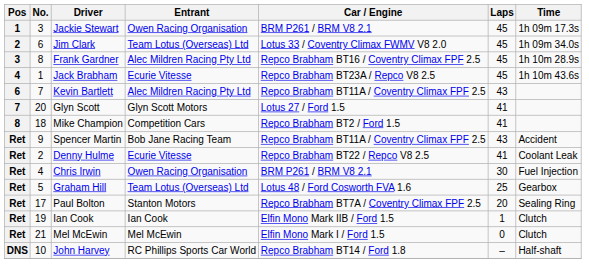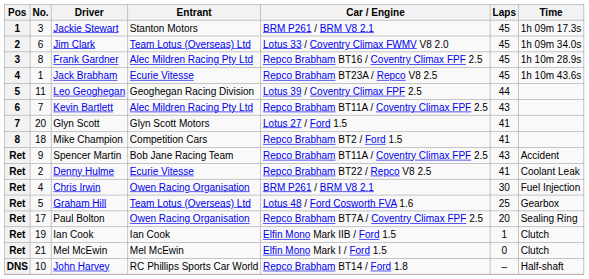(188, 28) Owen Racing Organisation -> (164, 28) Stanton Motors
+ row: (89, 92)
(162, 203) Stanton Motors -> (190, 219) Owen Racing Organisation
